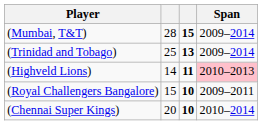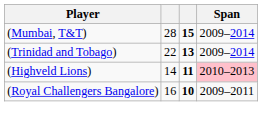(170, 52) 25 -> (170, 52) 22
(170, 91) 15 -> (170, 91) 16
- row: (63, 110)
